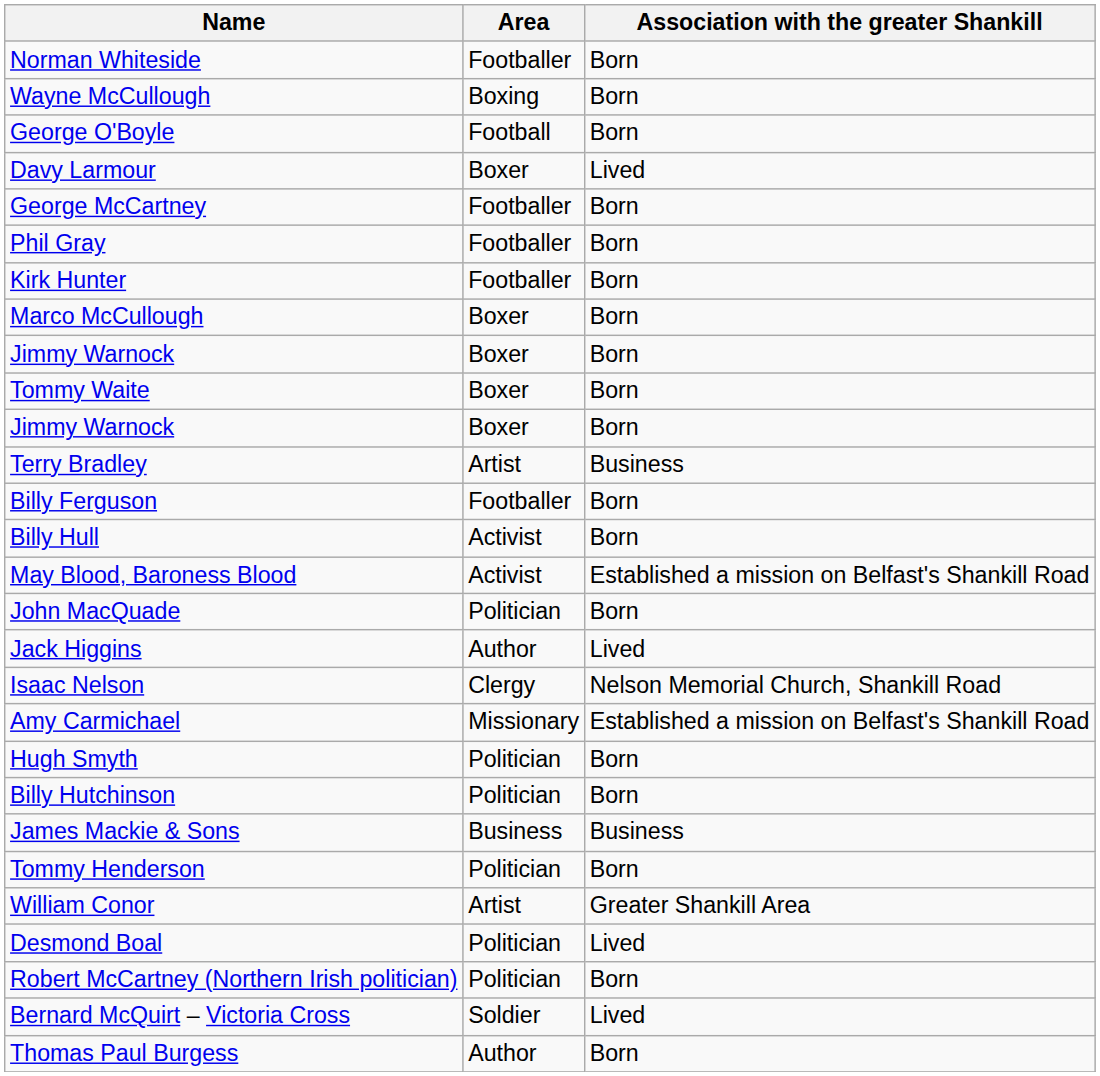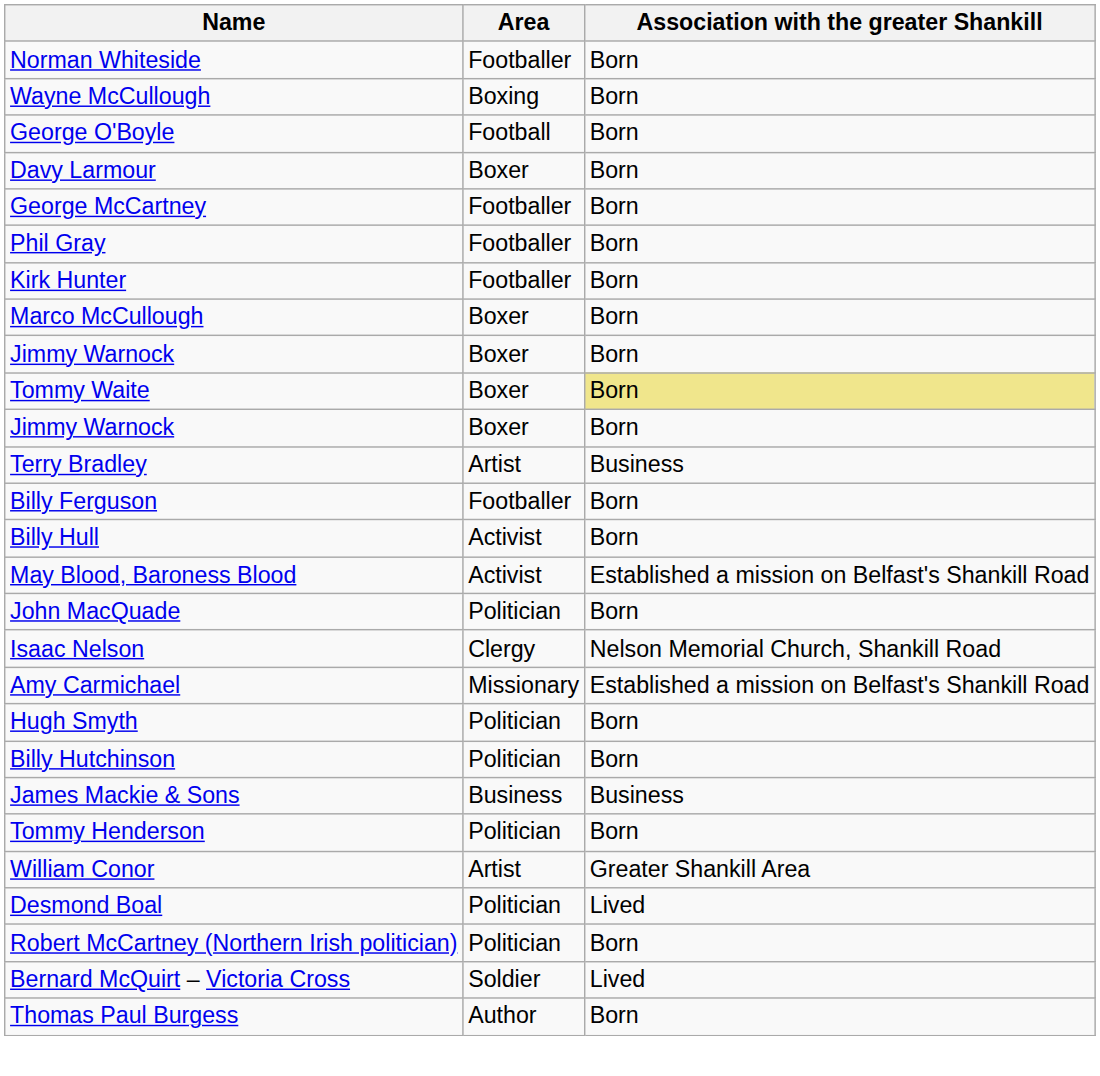(617, 170) Lived -> (614, 170) Born
(614, 390) no background -> (614, 390) khaki background
- row: (76, 648)
